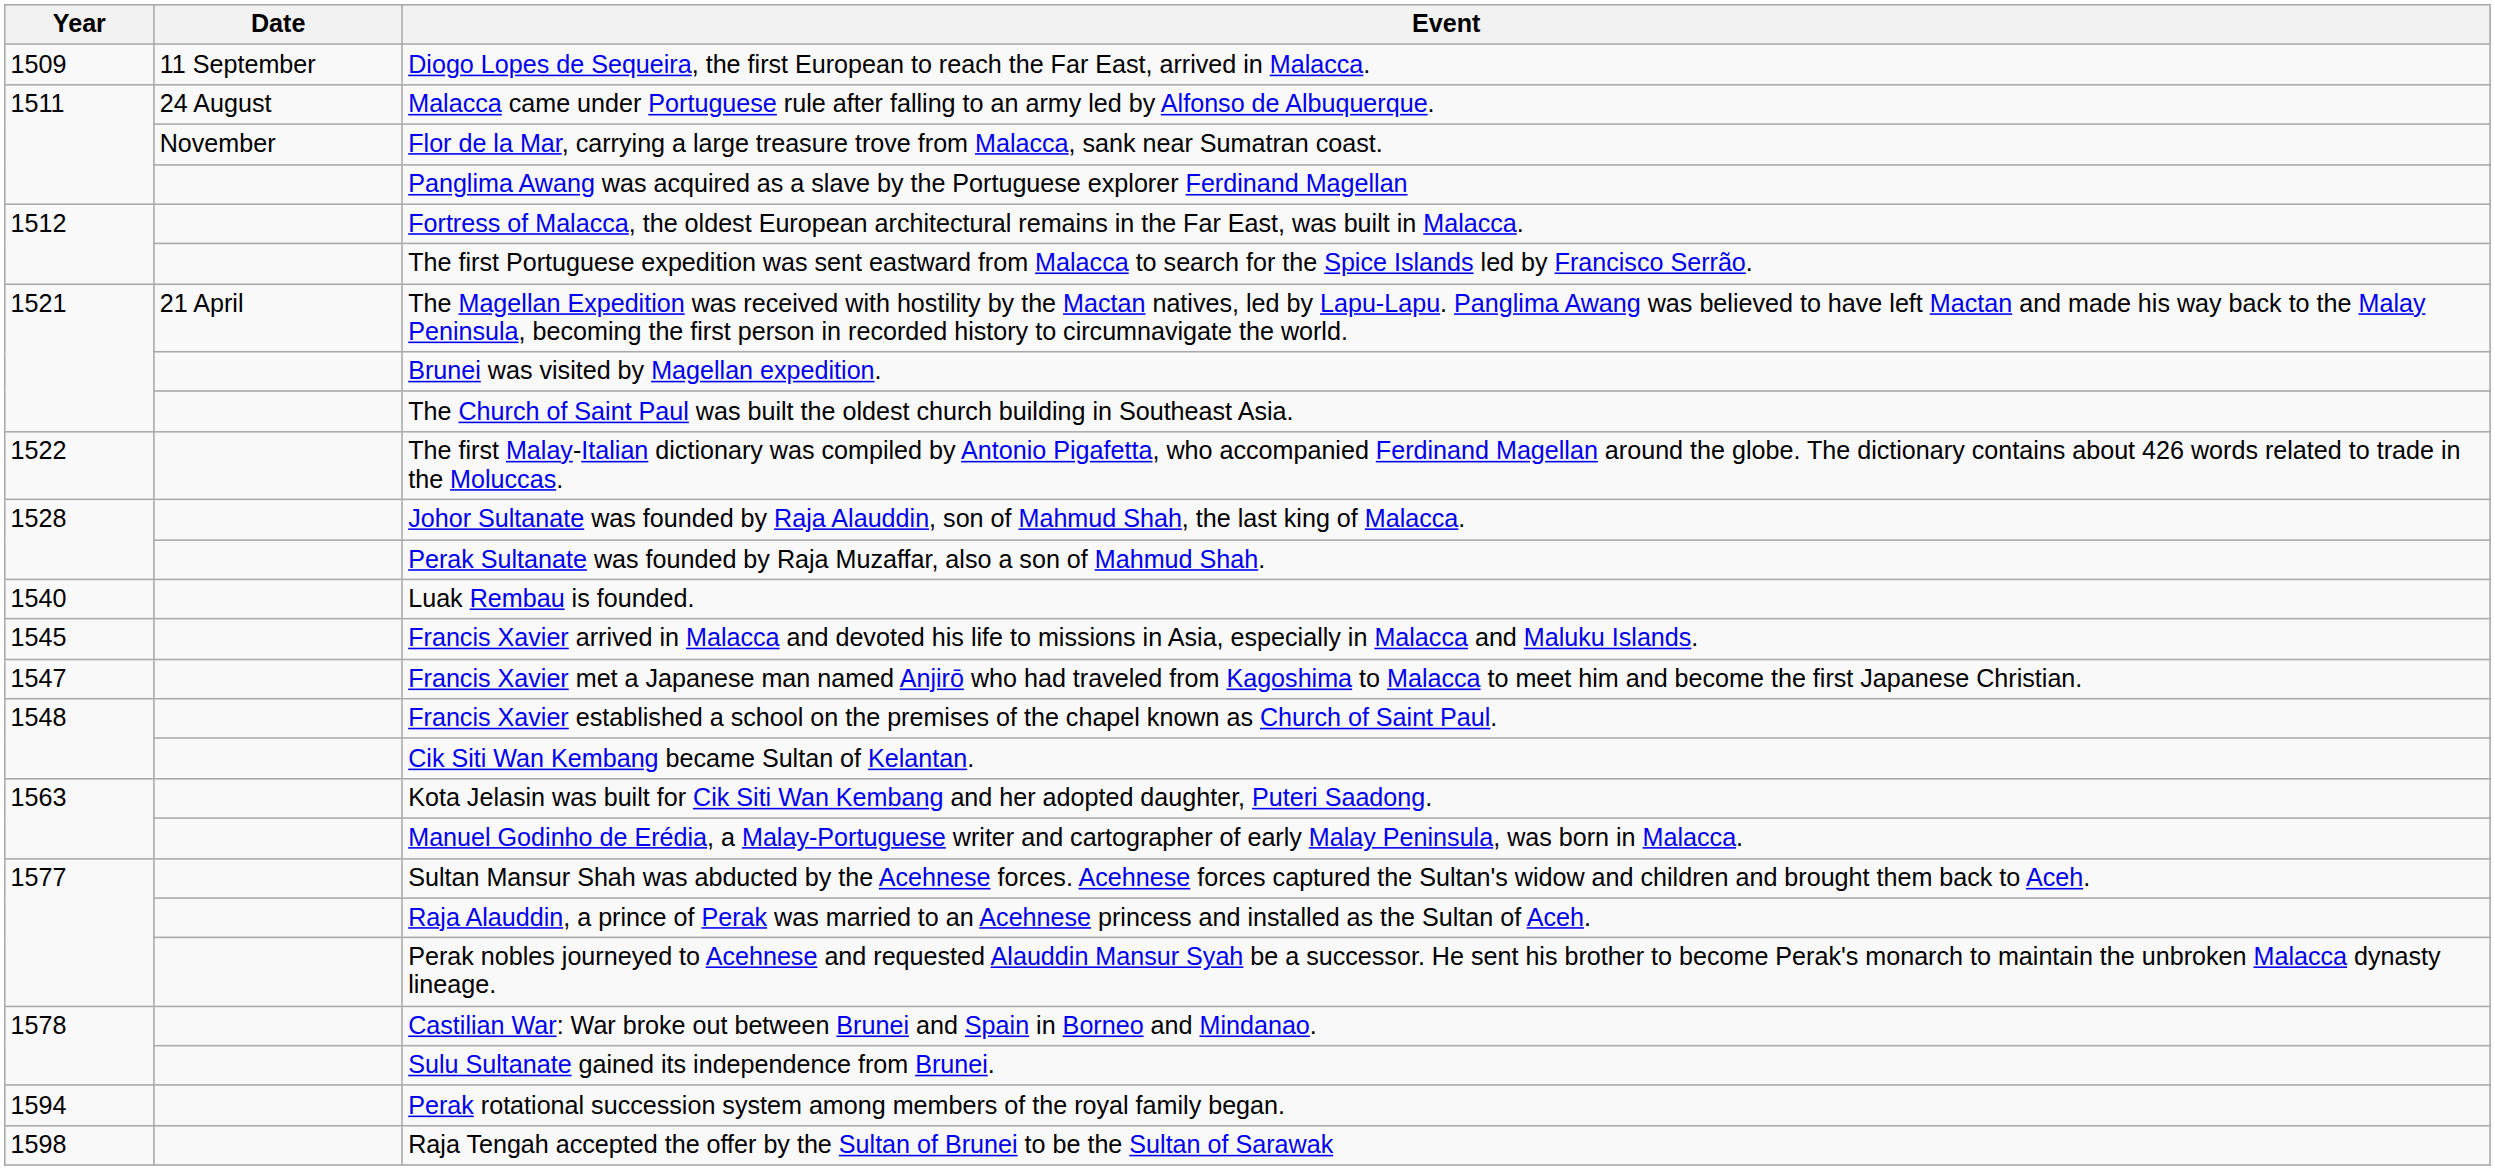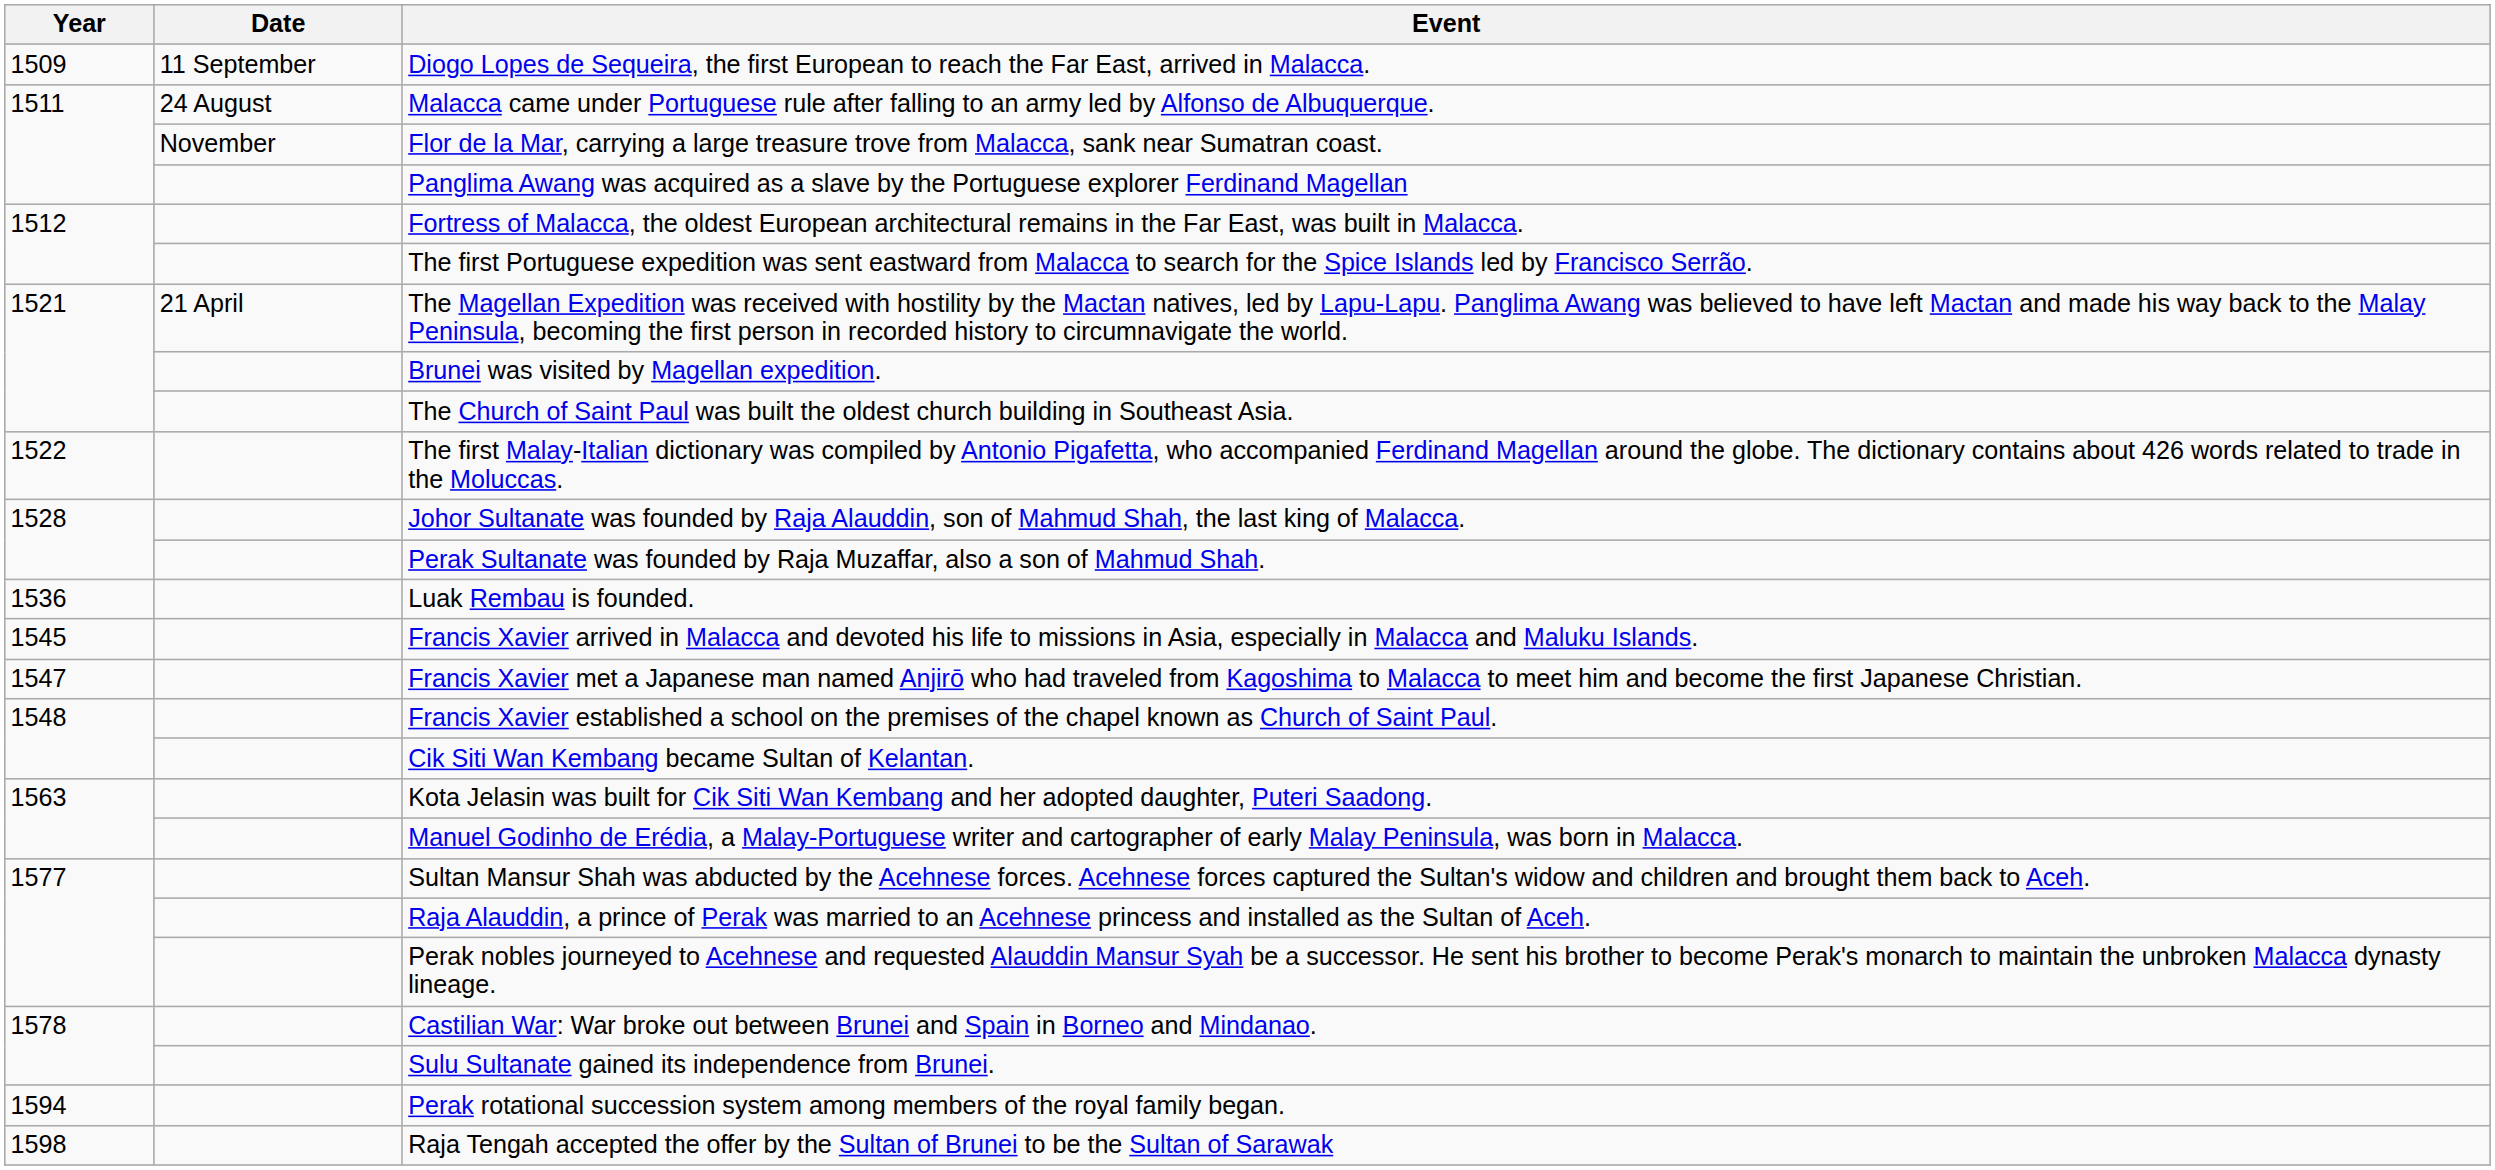(39, 598) 1540 -> (39, 598) 1536
